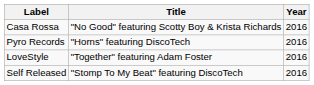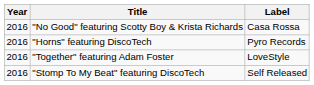columns swapped: (296, 12) <-> (36, 12)
